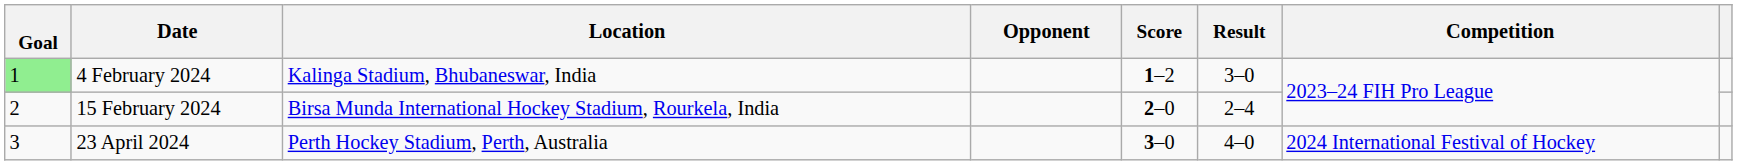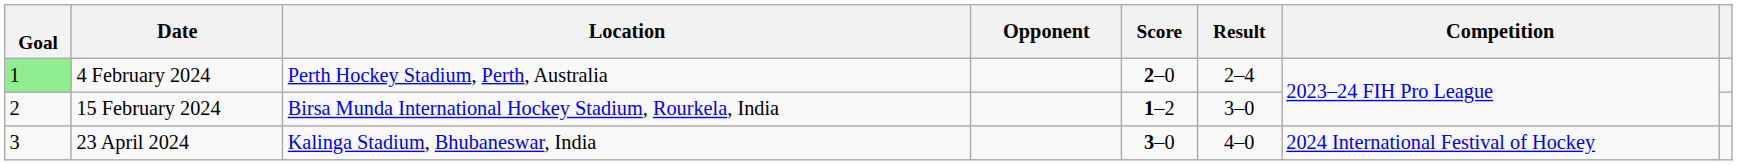(442, 75) Kalinga Stadium, Bhubaneswar, India -> (448, 75) Perth Hockey Stadium, Perth, Australia
(1159, 75) 1–2 -> (1159, 75) 2–0
(1239, 75) 3–0 -> (1239, 75) 2–4
(1159, 109) 2–0 -> (1159, 109) 1–2
(1239, 109) 2–4 -> (1239, 109) 3–0
(448, 142) Perth Hockey Stadium, Perth, Australia -> (442, 142) Kalinga Stadium, Bhubaneswar, India
